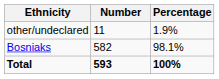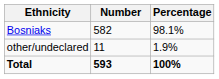rows swapped: (29, 47) <-> (48, 30)
